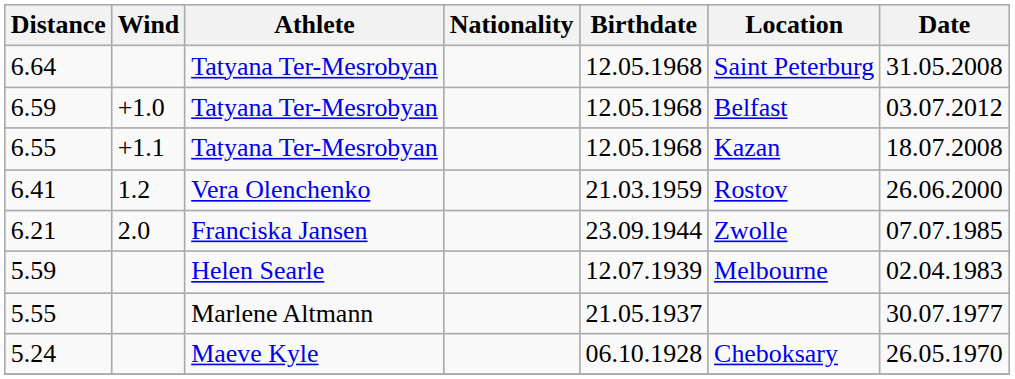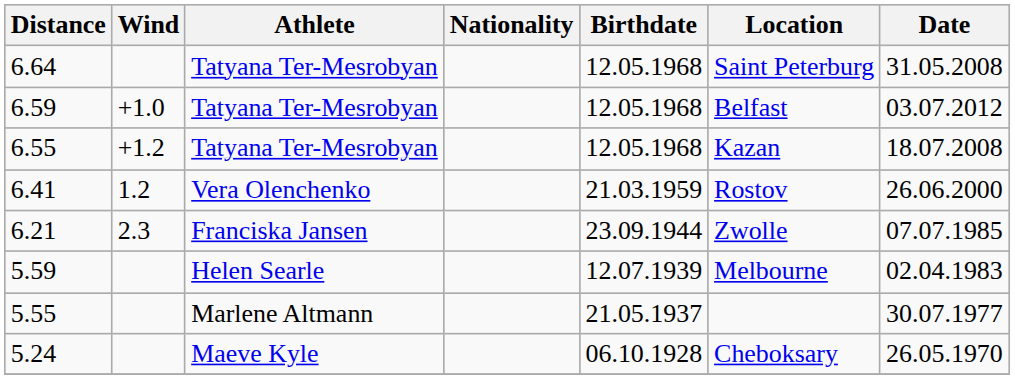(141, 148) +1.1 -> (141, 148) +1.2
(134, 230) 2.0 -> (134, 230) 2.3
